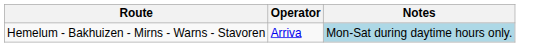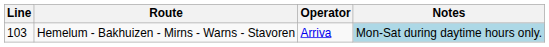+ column: (19, 13)
